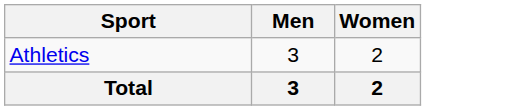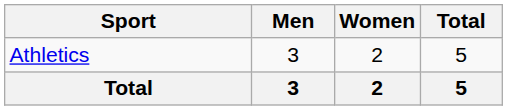+ column: (461, 21)
